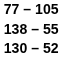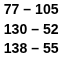rows swapped: (31, 48) <-> (31, 29)
